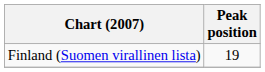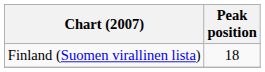(232, 55) 19 -> (232, 55) 18
